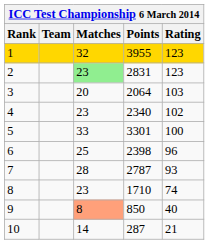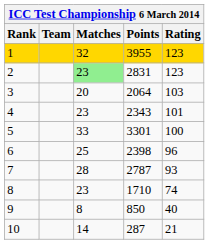(139, 111) 2340 -> (139, 111) 2343
(174, 111) 102 -> (174, 111) 101
(79, 209) lightsalmon background -> (79, 209) no background
